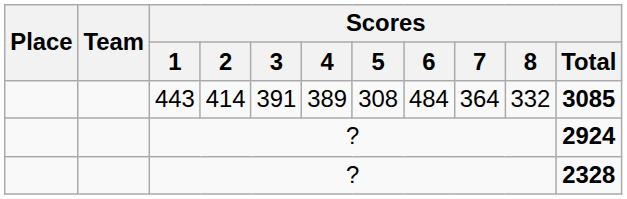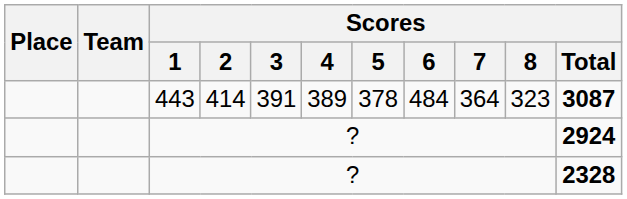(378, 99) 308 -> (378, 99) 378
(530, 99) 332 -> (530, 99) 323
(589, 99) 3085 -> (589, 99) 3087
